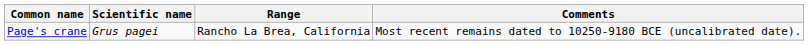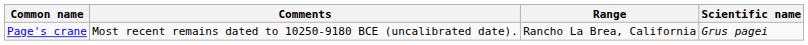columns swapped: (142, 13) <-> (588, 13)
